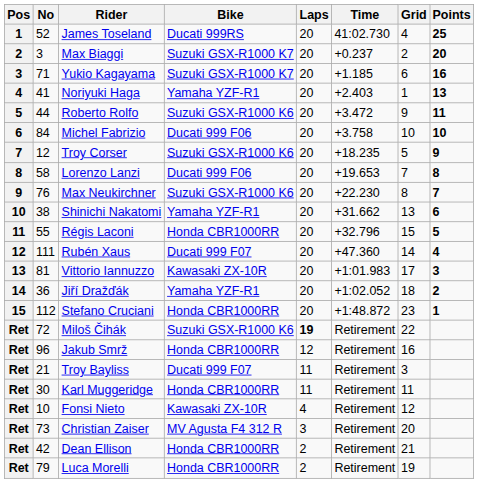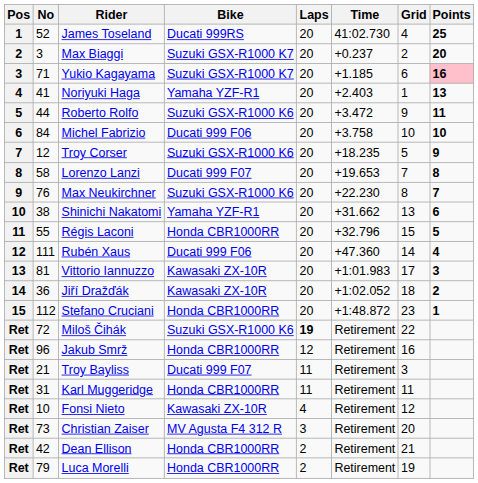(439, 74) no background -> (439, 74) pink background
(209, 172) Ducati 999 F06 -> (209, 172) Ducati 999 F07
(209, 251) Ducati 999 F07 -> (209, 251) Ducati 999 F06
(213, 291) Yamaha YZF-R1 -> (217, 291) Kawasaki ZX-10R
(43, 389) 30 -> (43, 389) 31
